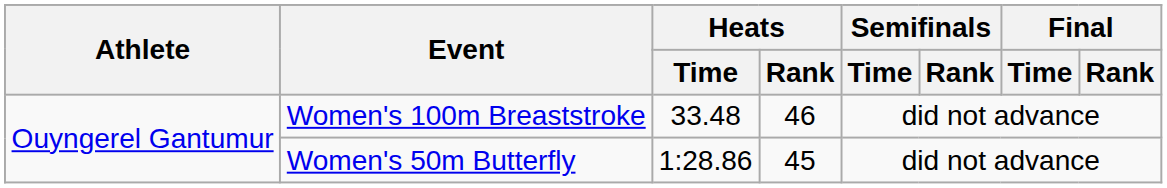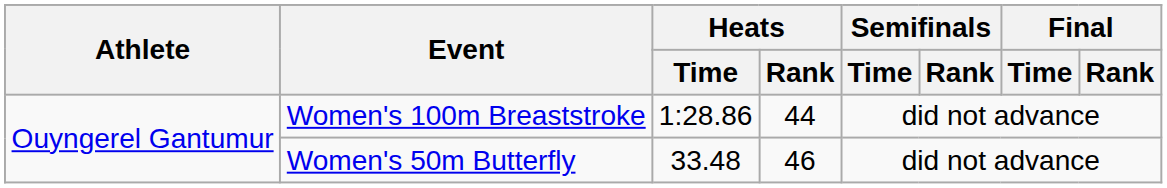(706, 116) 33.48 -> (706, 116) 1:28.86
(800, 116) 46 -> (800, 116) 44
(706, 161) 1:28.86 -> (706, 161) 33.48
(800, 161) 45 -> (800, 161) 46
